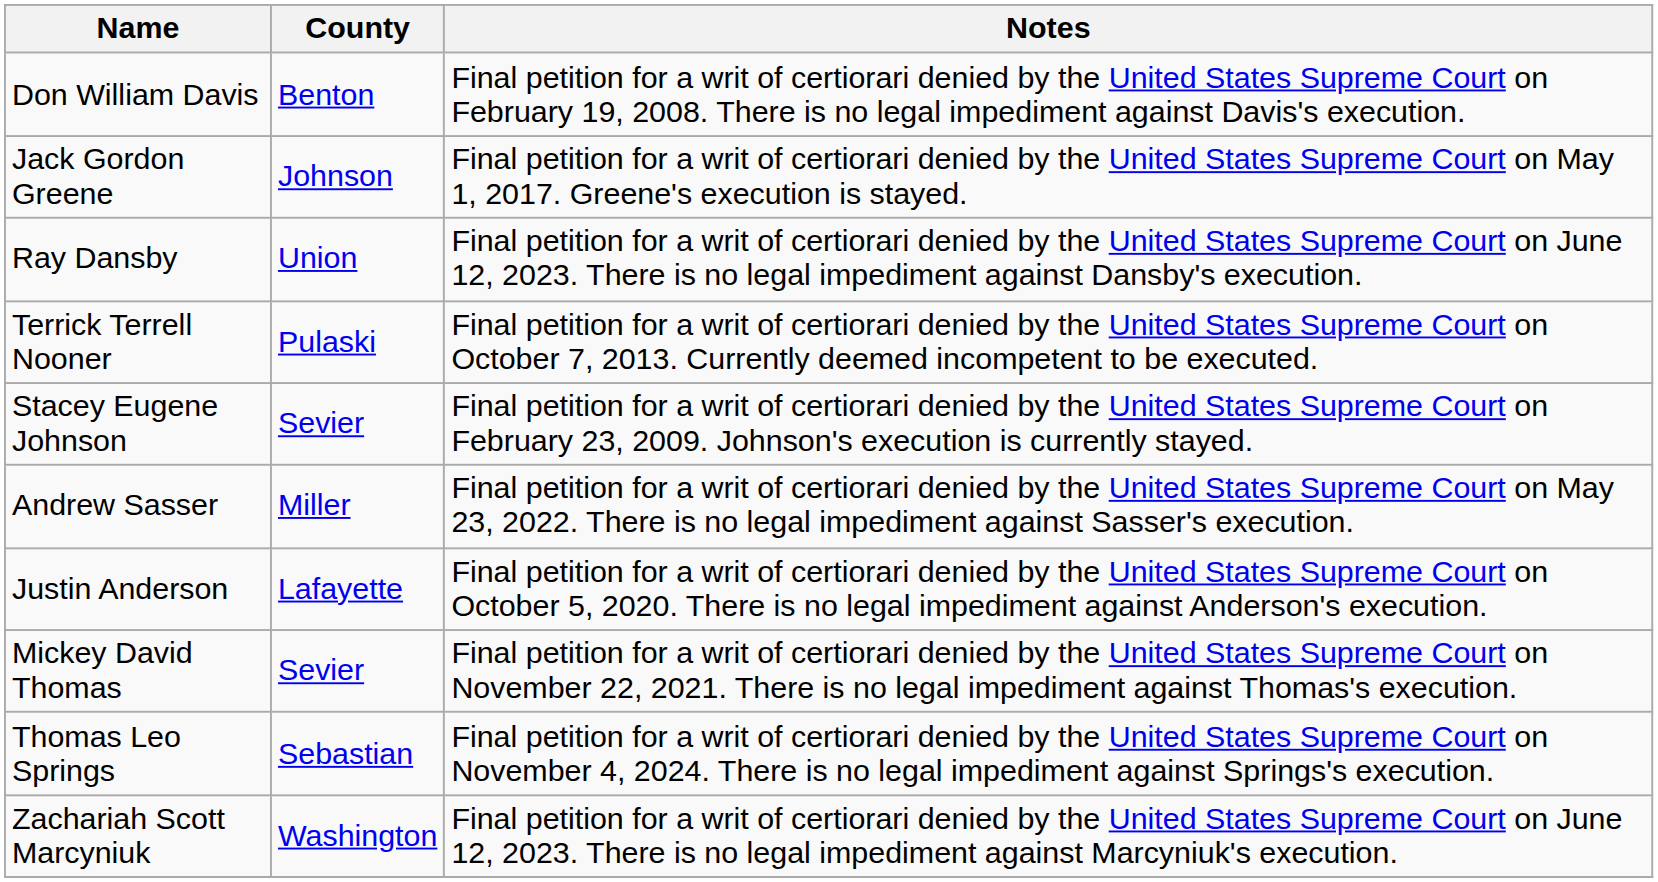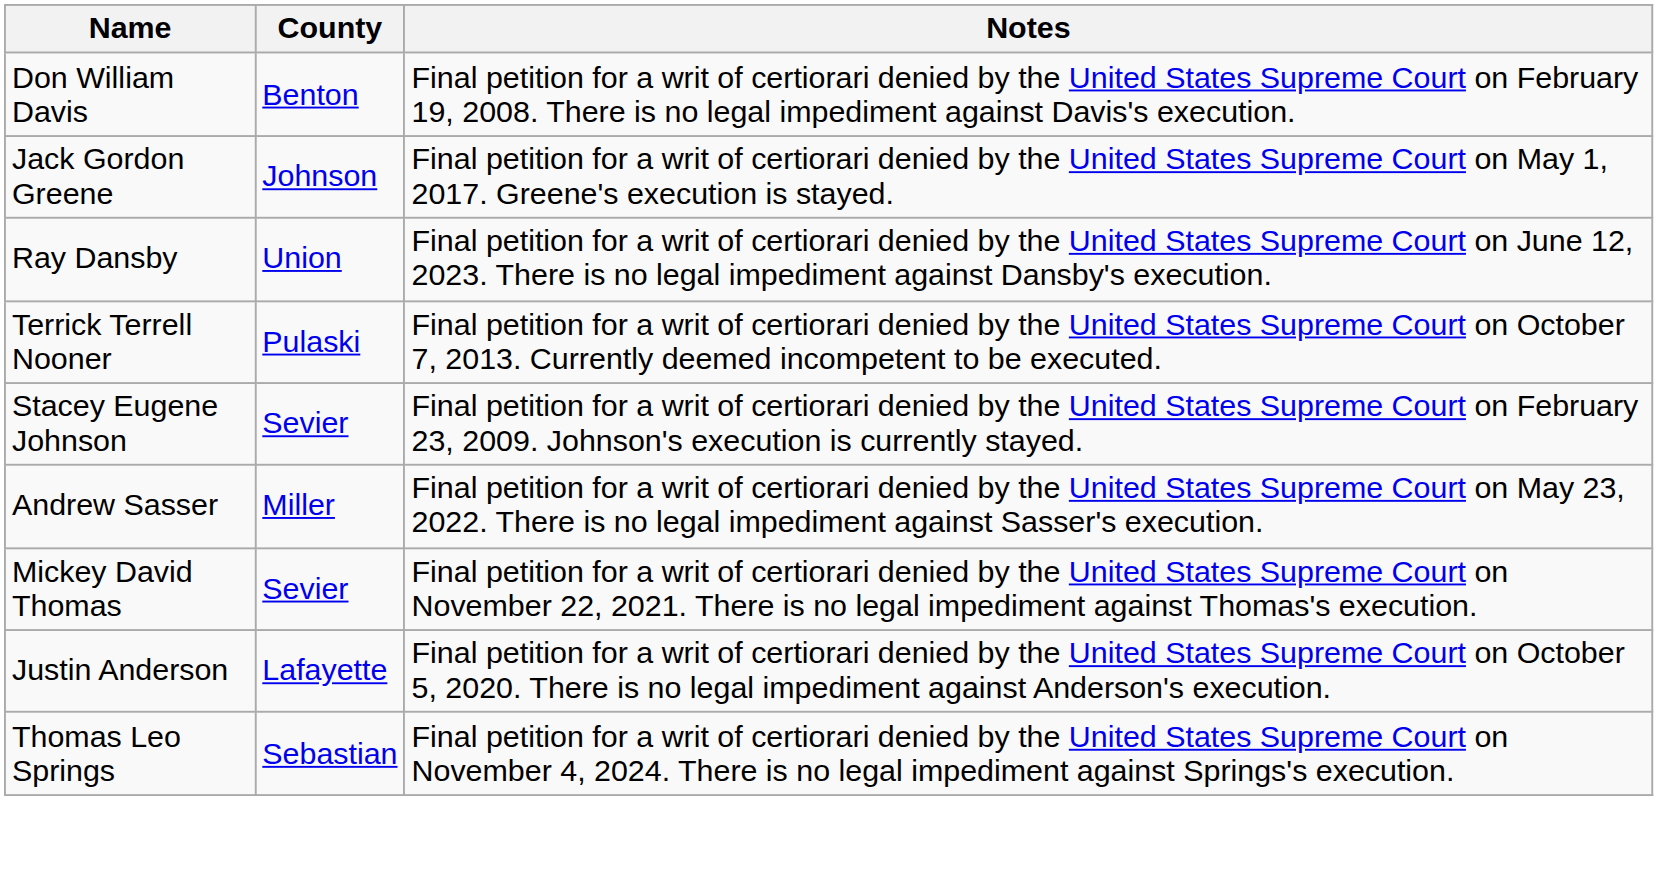rows swapped: (120, 588) <-> (102, 670)
- row: (118, 835)
